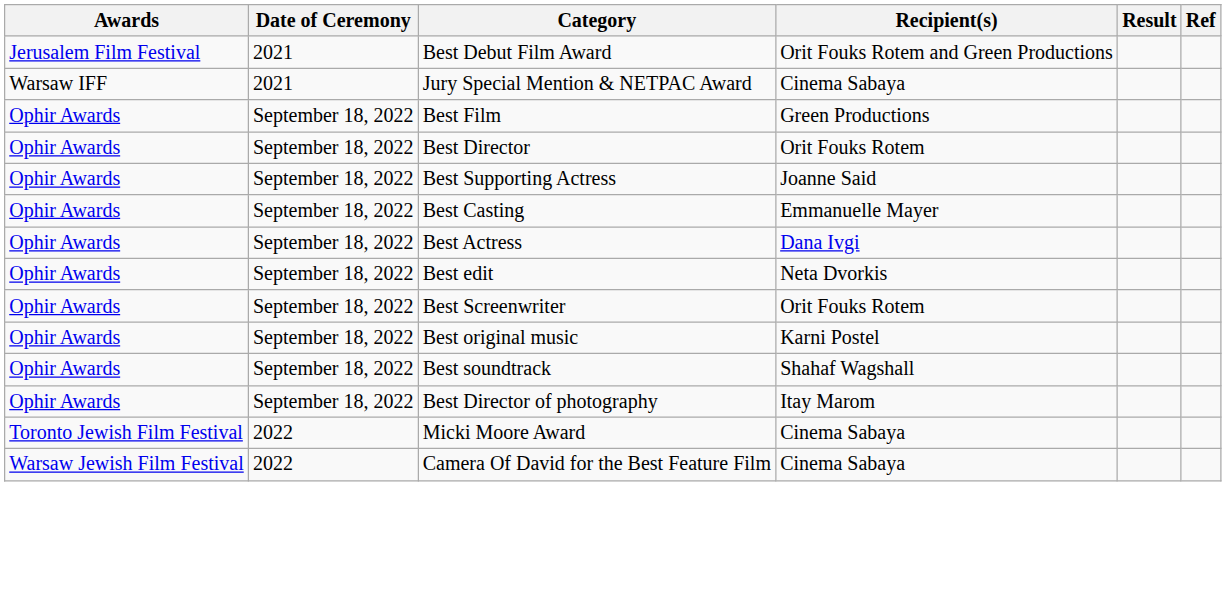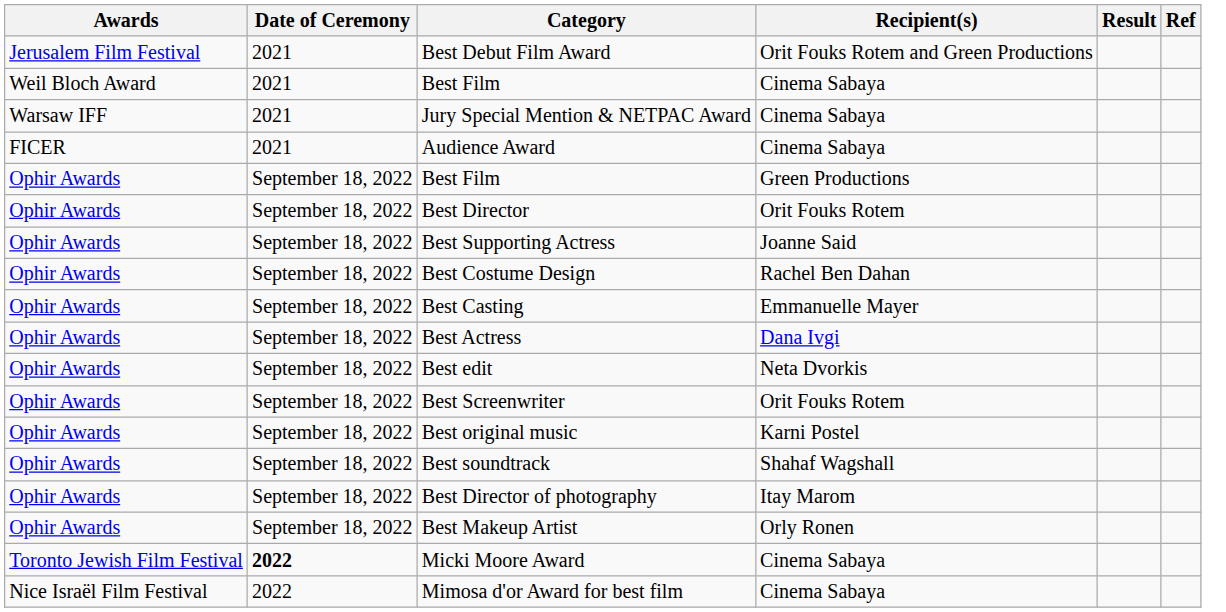+ row: (461, 83)
+ row: (488, 147)
+ row: (508, 274)
+ row: (500, 527)
(273, 432) normal -> (272, 559) bold
- row: (597, 464)
+ row: (552, 591)
